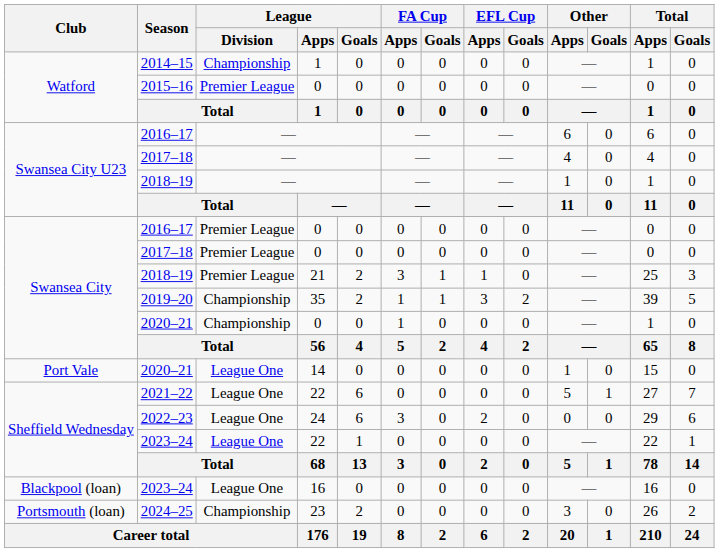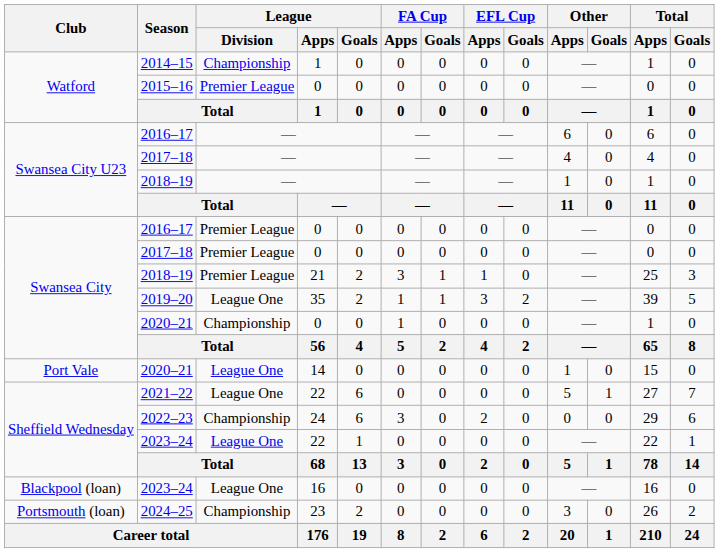(247, 299) Championship -> (247, 299) League One
(247, 417) League One -> (247, 417) Championship
